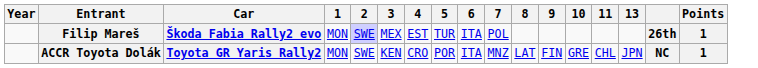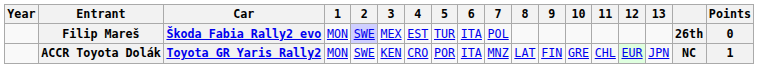+ column: (632, 14)
(703, 34) 1 -> (730, 34) 0
